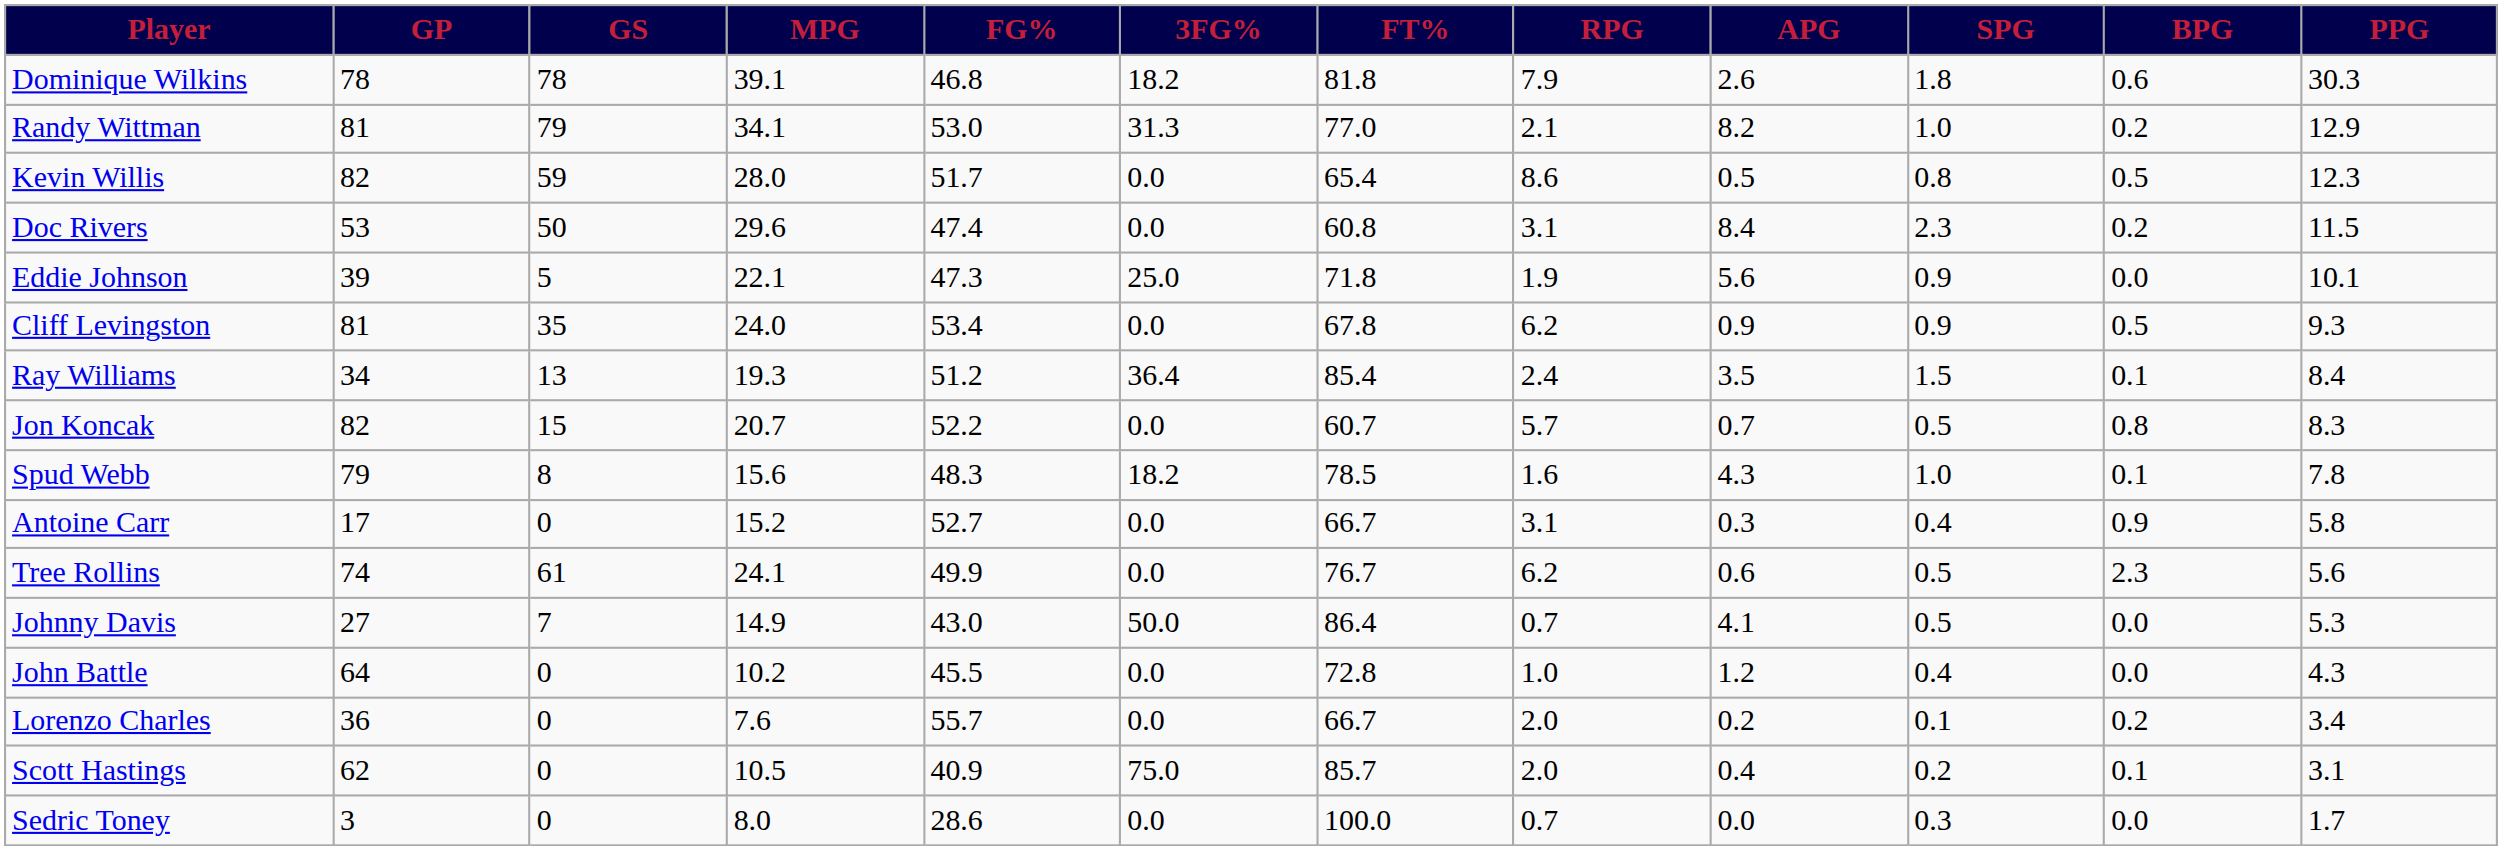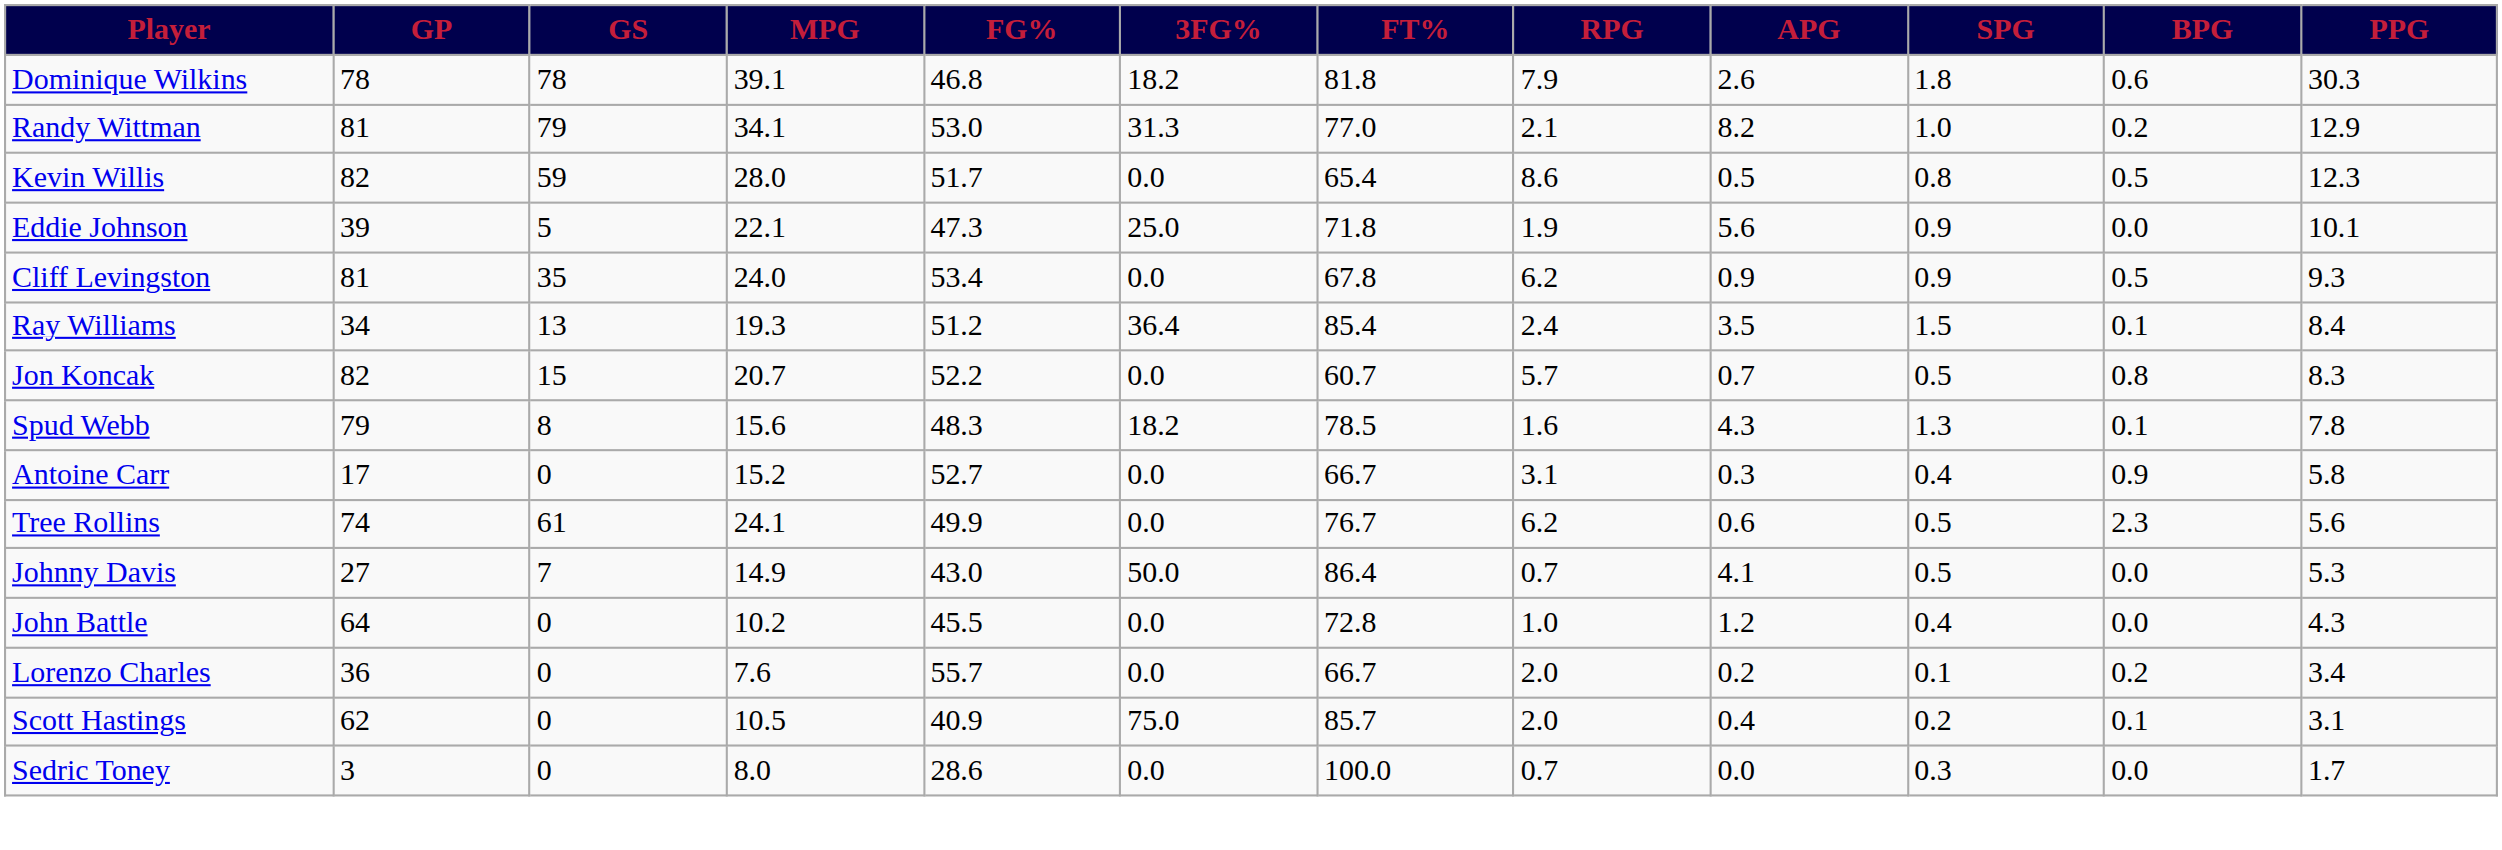- row: (80, 227)
(1933, 474) 1.0 -> (1933, 424) 1.3
